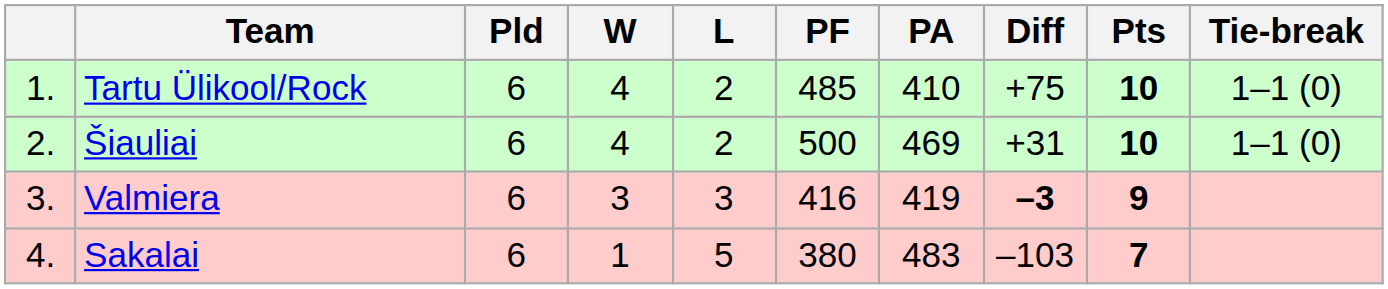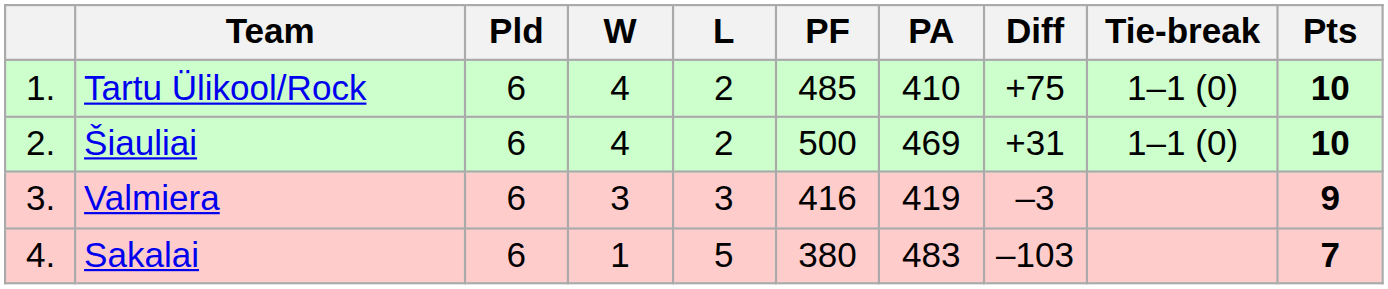columns swapped: (1139, 32) <-> (1286, 32)
(1035, 198) bold -> (1035, 198) normal
